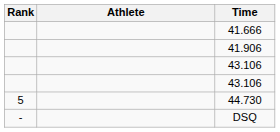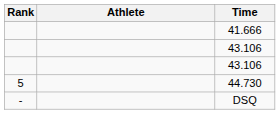- row: (21, 48)
